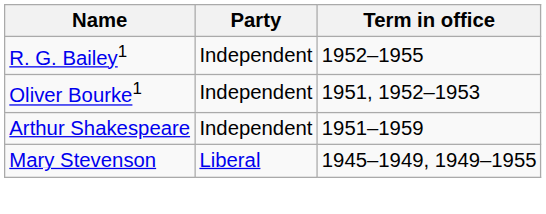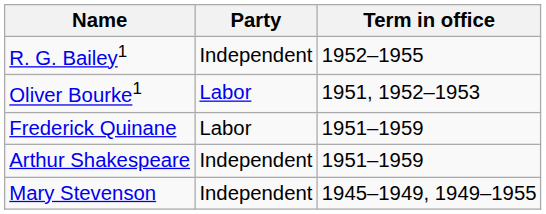(256, 93) Independent -> (225, 93) Labor
+ row: (93, 128)
(230, 160) Liberal -> (256, 192) Independent
